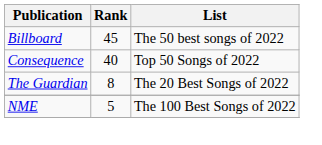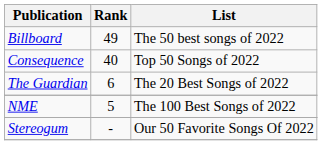(111, 38) 45 -> (111, 38) 49
(111, 83) 8 -> (111, 83) 6
+ row: (38, 128)
